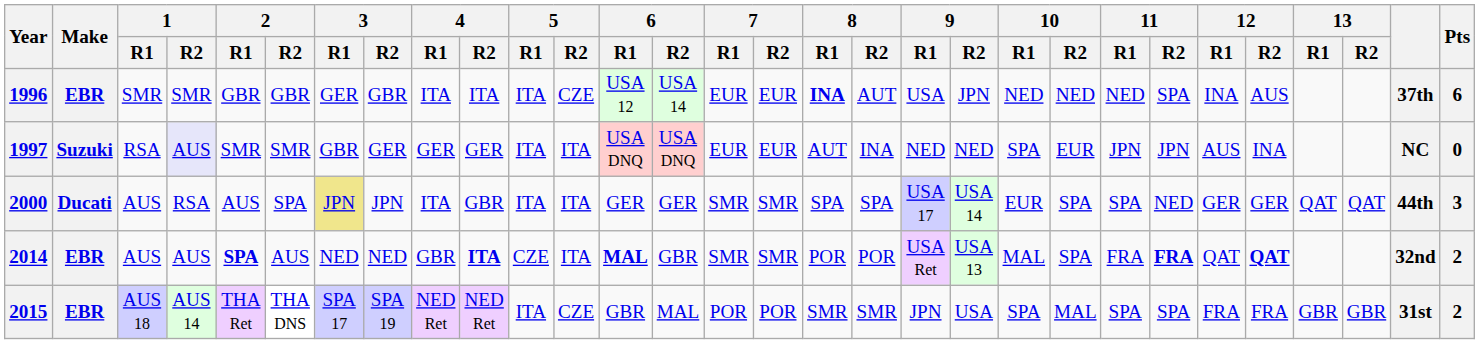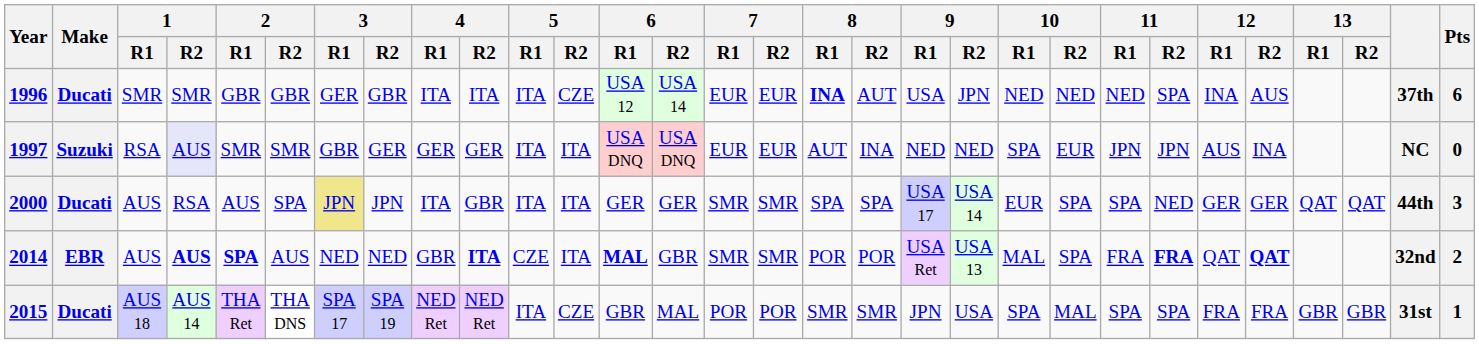(85, 95) EBR -> (85, 95) Ducati
(191, 257) normal -> (191, 257) bold
(85, 311) EBR -> (85, 311) Ducati
(1457, 311) 2 -> (1457, 311) 1
